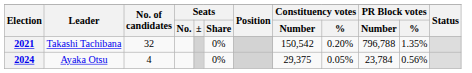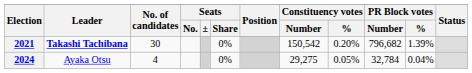(84, 44) normal -> (87, 44) bold
(149, 44) 32 -> (155, 44) 30
(379, 44) 796,788 -> (385, 44) 796,682
(414, 44) 1.35% -> (421, 44) 1.39%
(297, 60) 29,375 -> (304, 60) 29,275
(379, 60) 23,784 -> (385, 60) 32,784
(414, 60) 0.56% -> (421, 60) 0.04%
